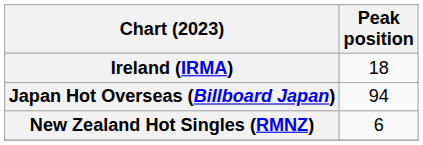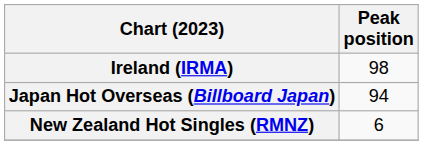(379, 67) 18 -> (379, 67) 98
